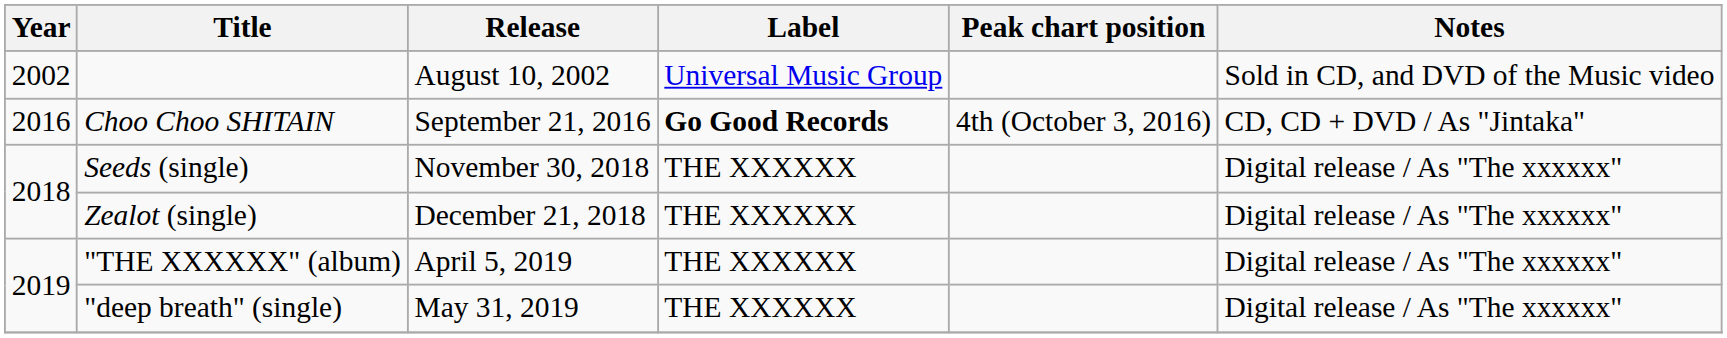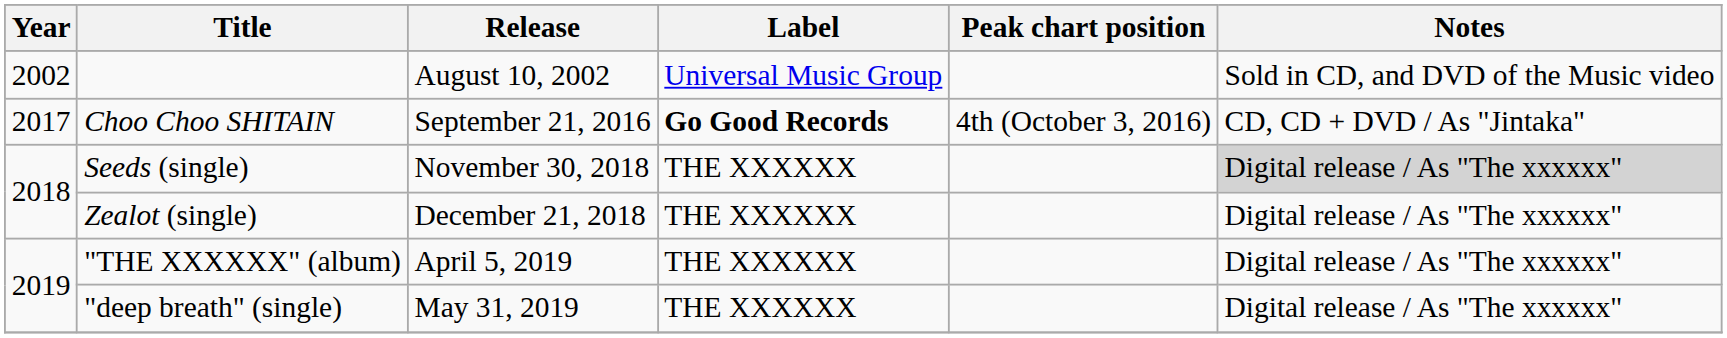(41, 121) 2016 -> (41, 121) 2017
(1423, 167) no background -> (1423, 167) lightgrey background
